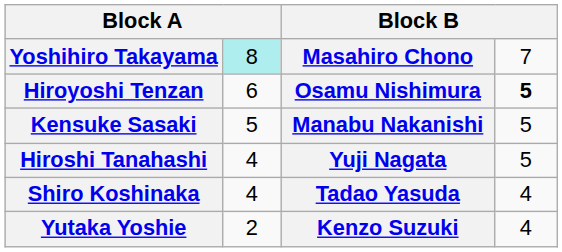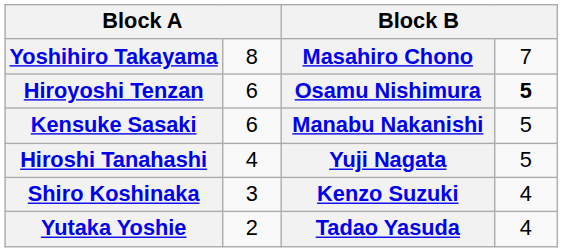(252, 56) paleturquoise background -> (252, 56) no background
(252, 125) 5 -> (252, 125) 6
(252, 194) 4 -> (252, 194) 3
(388, 194) Tadao Yasuda -> (388, 194) Kenzo Suzuki
(388, 228) Kenzo Suzuki -> (388, 228) Tadao Yasuda
